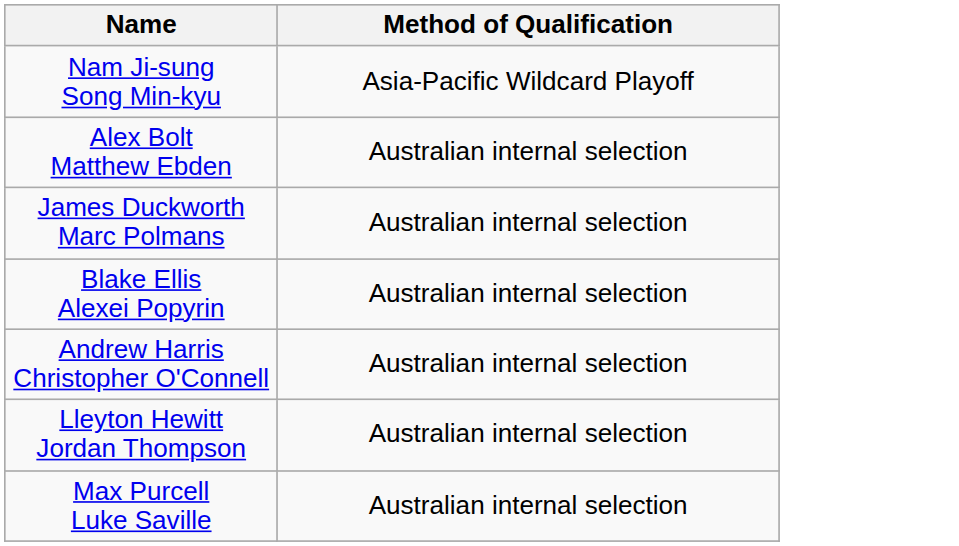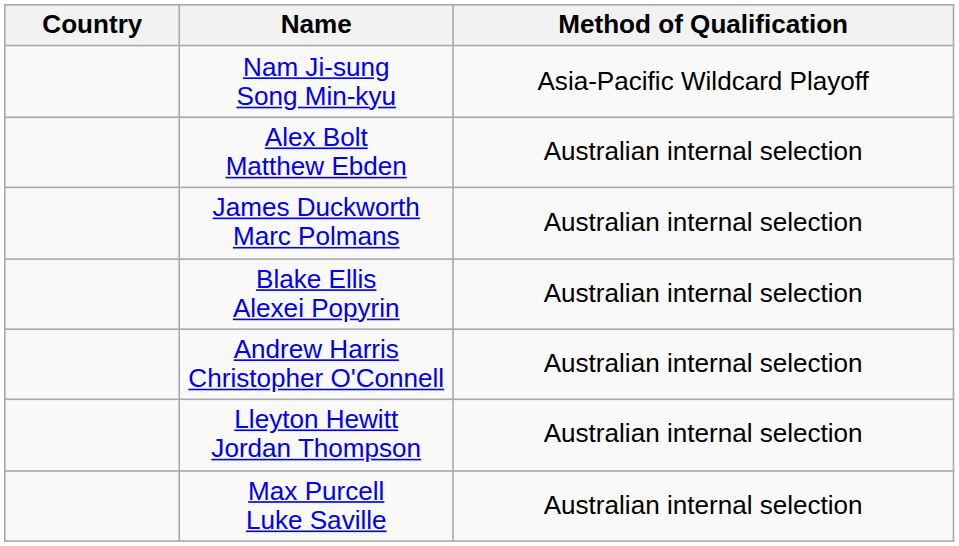+ column: (92, 25)
